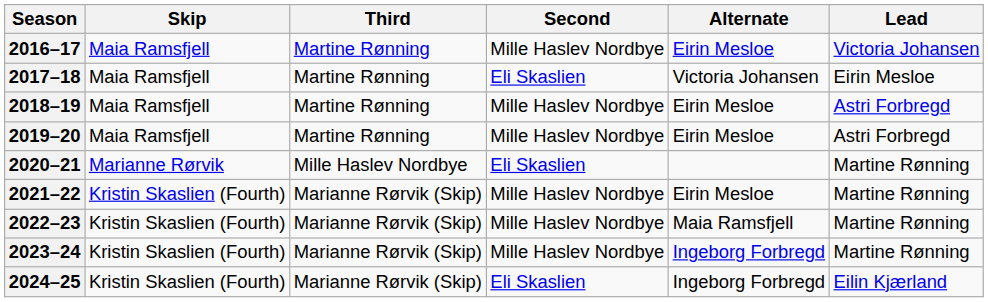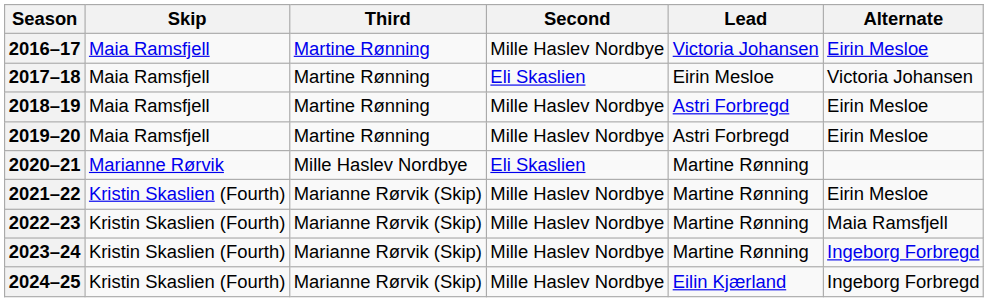columns swapped: (907, 19) <-> (749, 19)
(538, 281) Eli Skaslien -> (577, 281) Mille Haslev Nordbye
